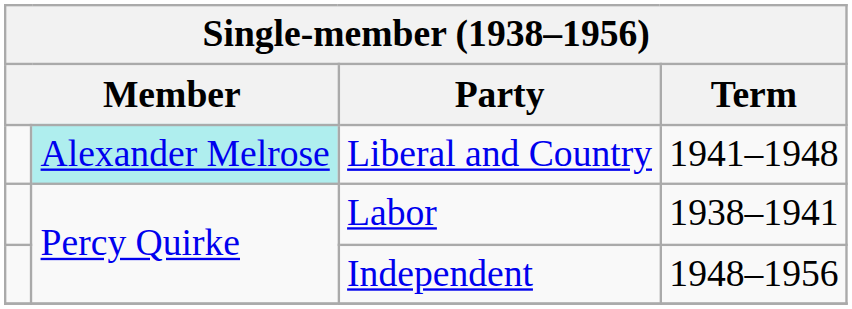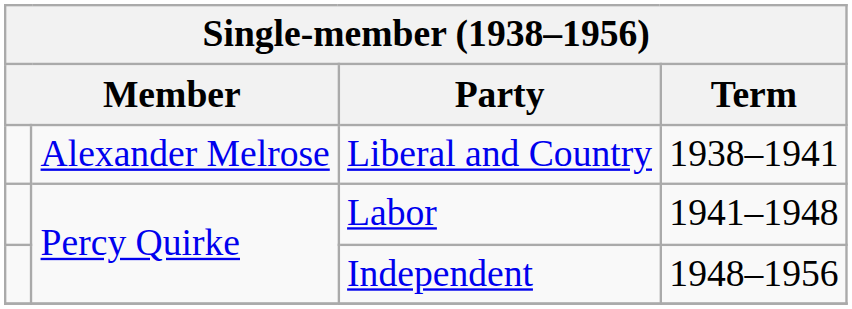(185, 153) paleturquoise background -> (185, 153) no background
(754, 153) 1941–1948 -> (754, 153) 1938–1941
(754, 213) 1938–1941 -> (754, 213) 1941–1948
